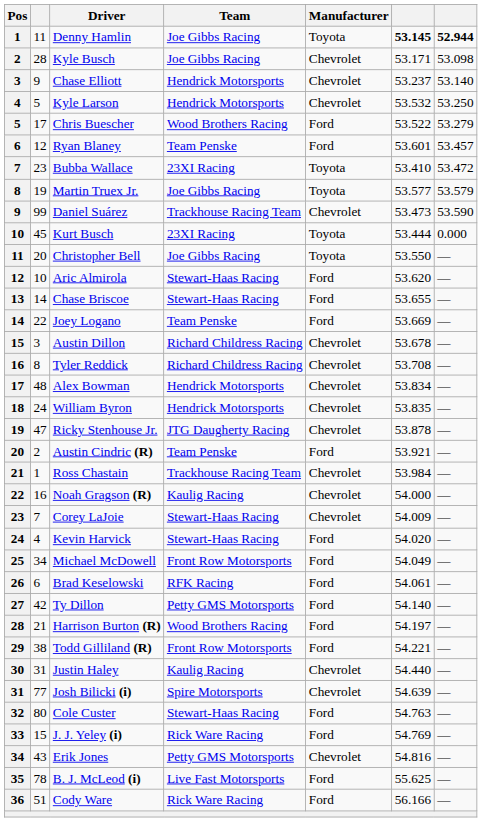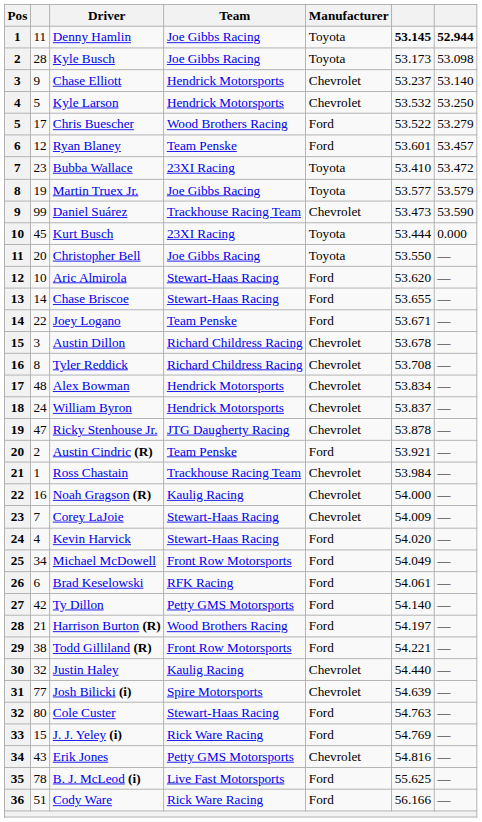(335, 59) Chevrolet -> (327, 59) Toyota
(413, 59) 53.171 -> (413, 59) 53.173
(413, 320) 53.669 -> (413, 320) 53.671
(413, 408) 53.835 -> (413, 408) 53.837
(40, 669) 31 -> (40, 669) 32
